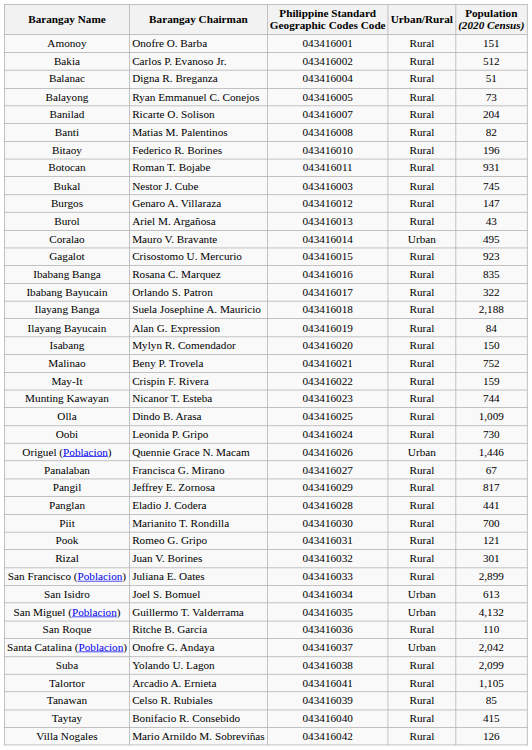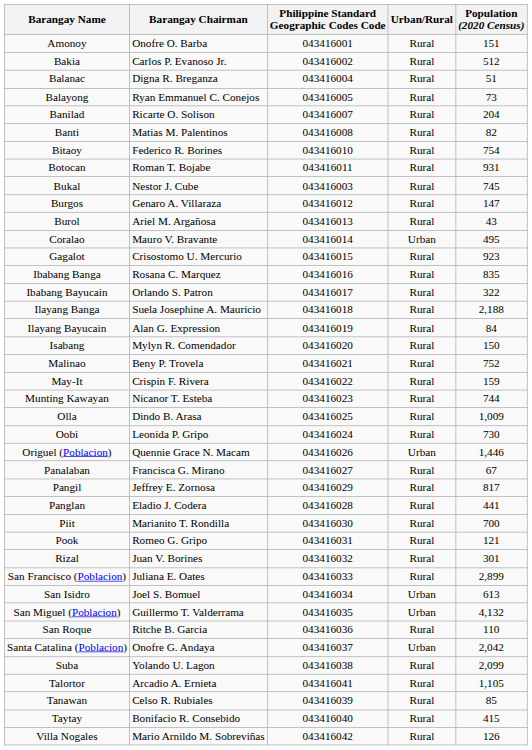(491, 150) 196 -> (491, 150) 754
